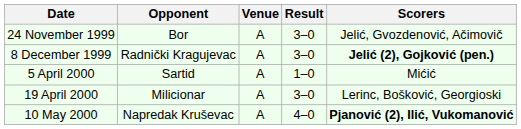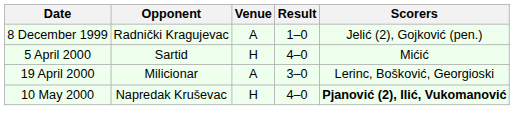- row: (61, 34)
(304, 54) 3–0 -> (297, 34) 1–0
(421, 54) bold -> (414, 34) normal
(260, 74) A -> (253, 54) H
(304, 74) 1–0 -> (297, 54) 4–0
(260, 114) A -> (253, 94) H
